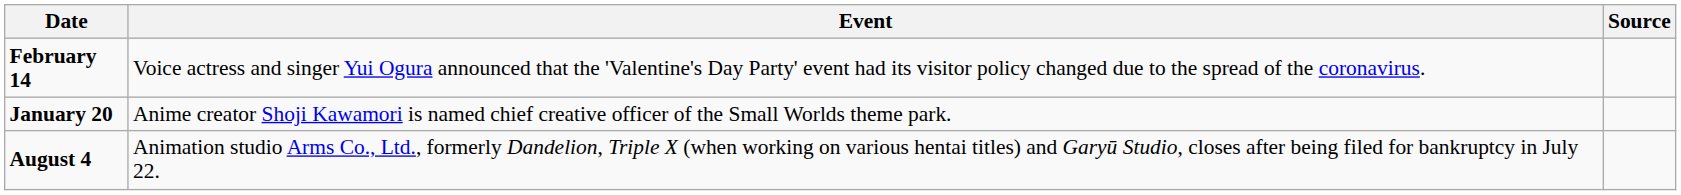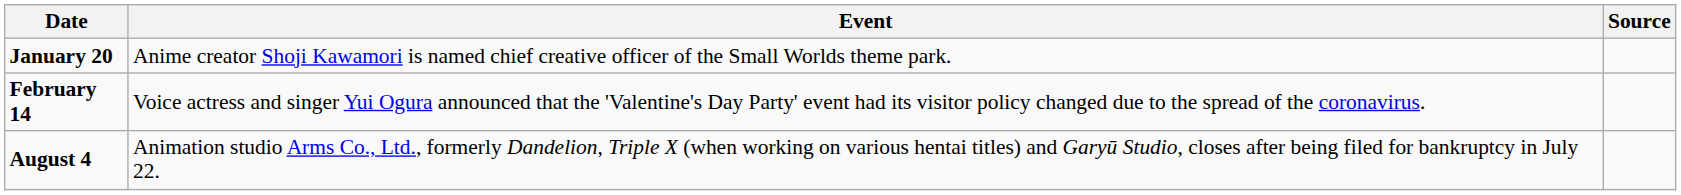rows swapped: (61, 113) <-> (53, 67)
